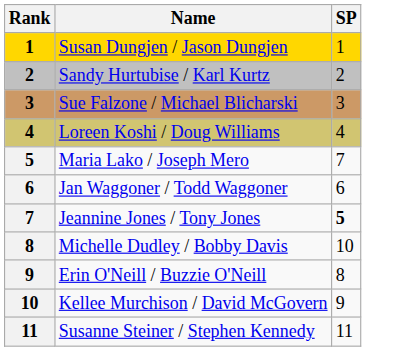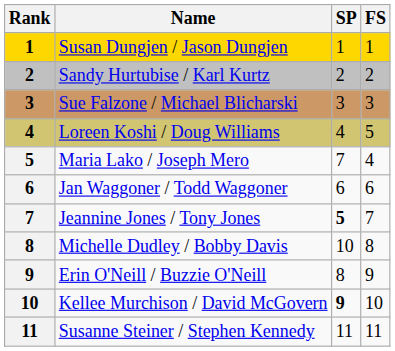+ column: (375, 18)
(340, 302) normal -> (340, 302) bold
